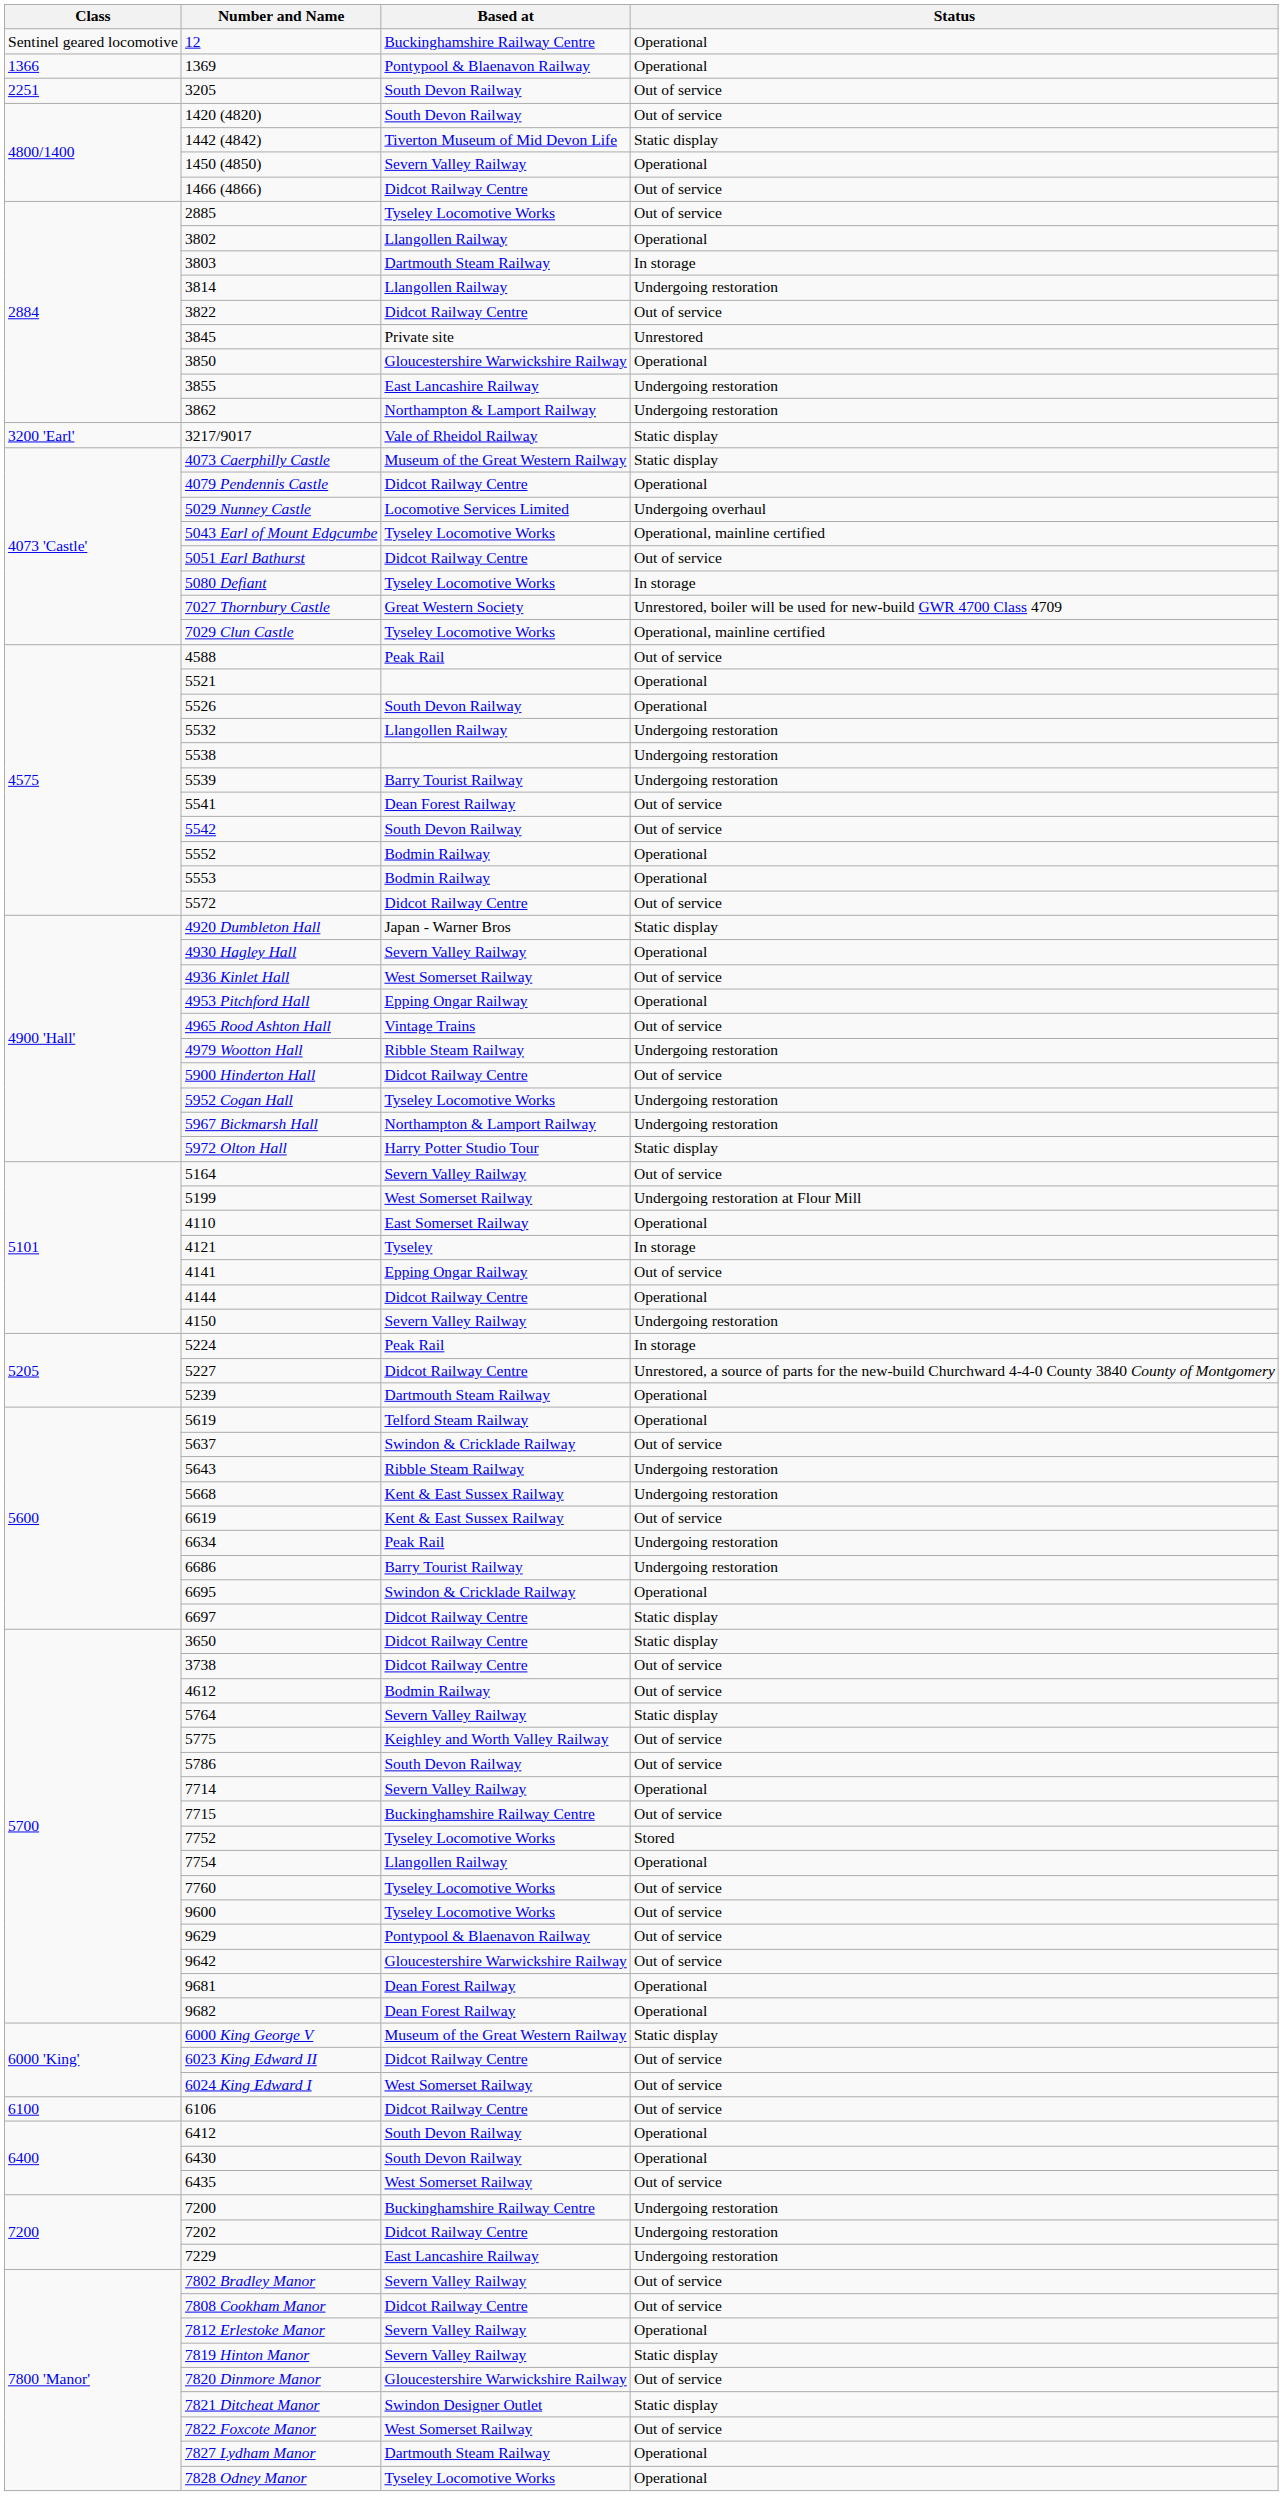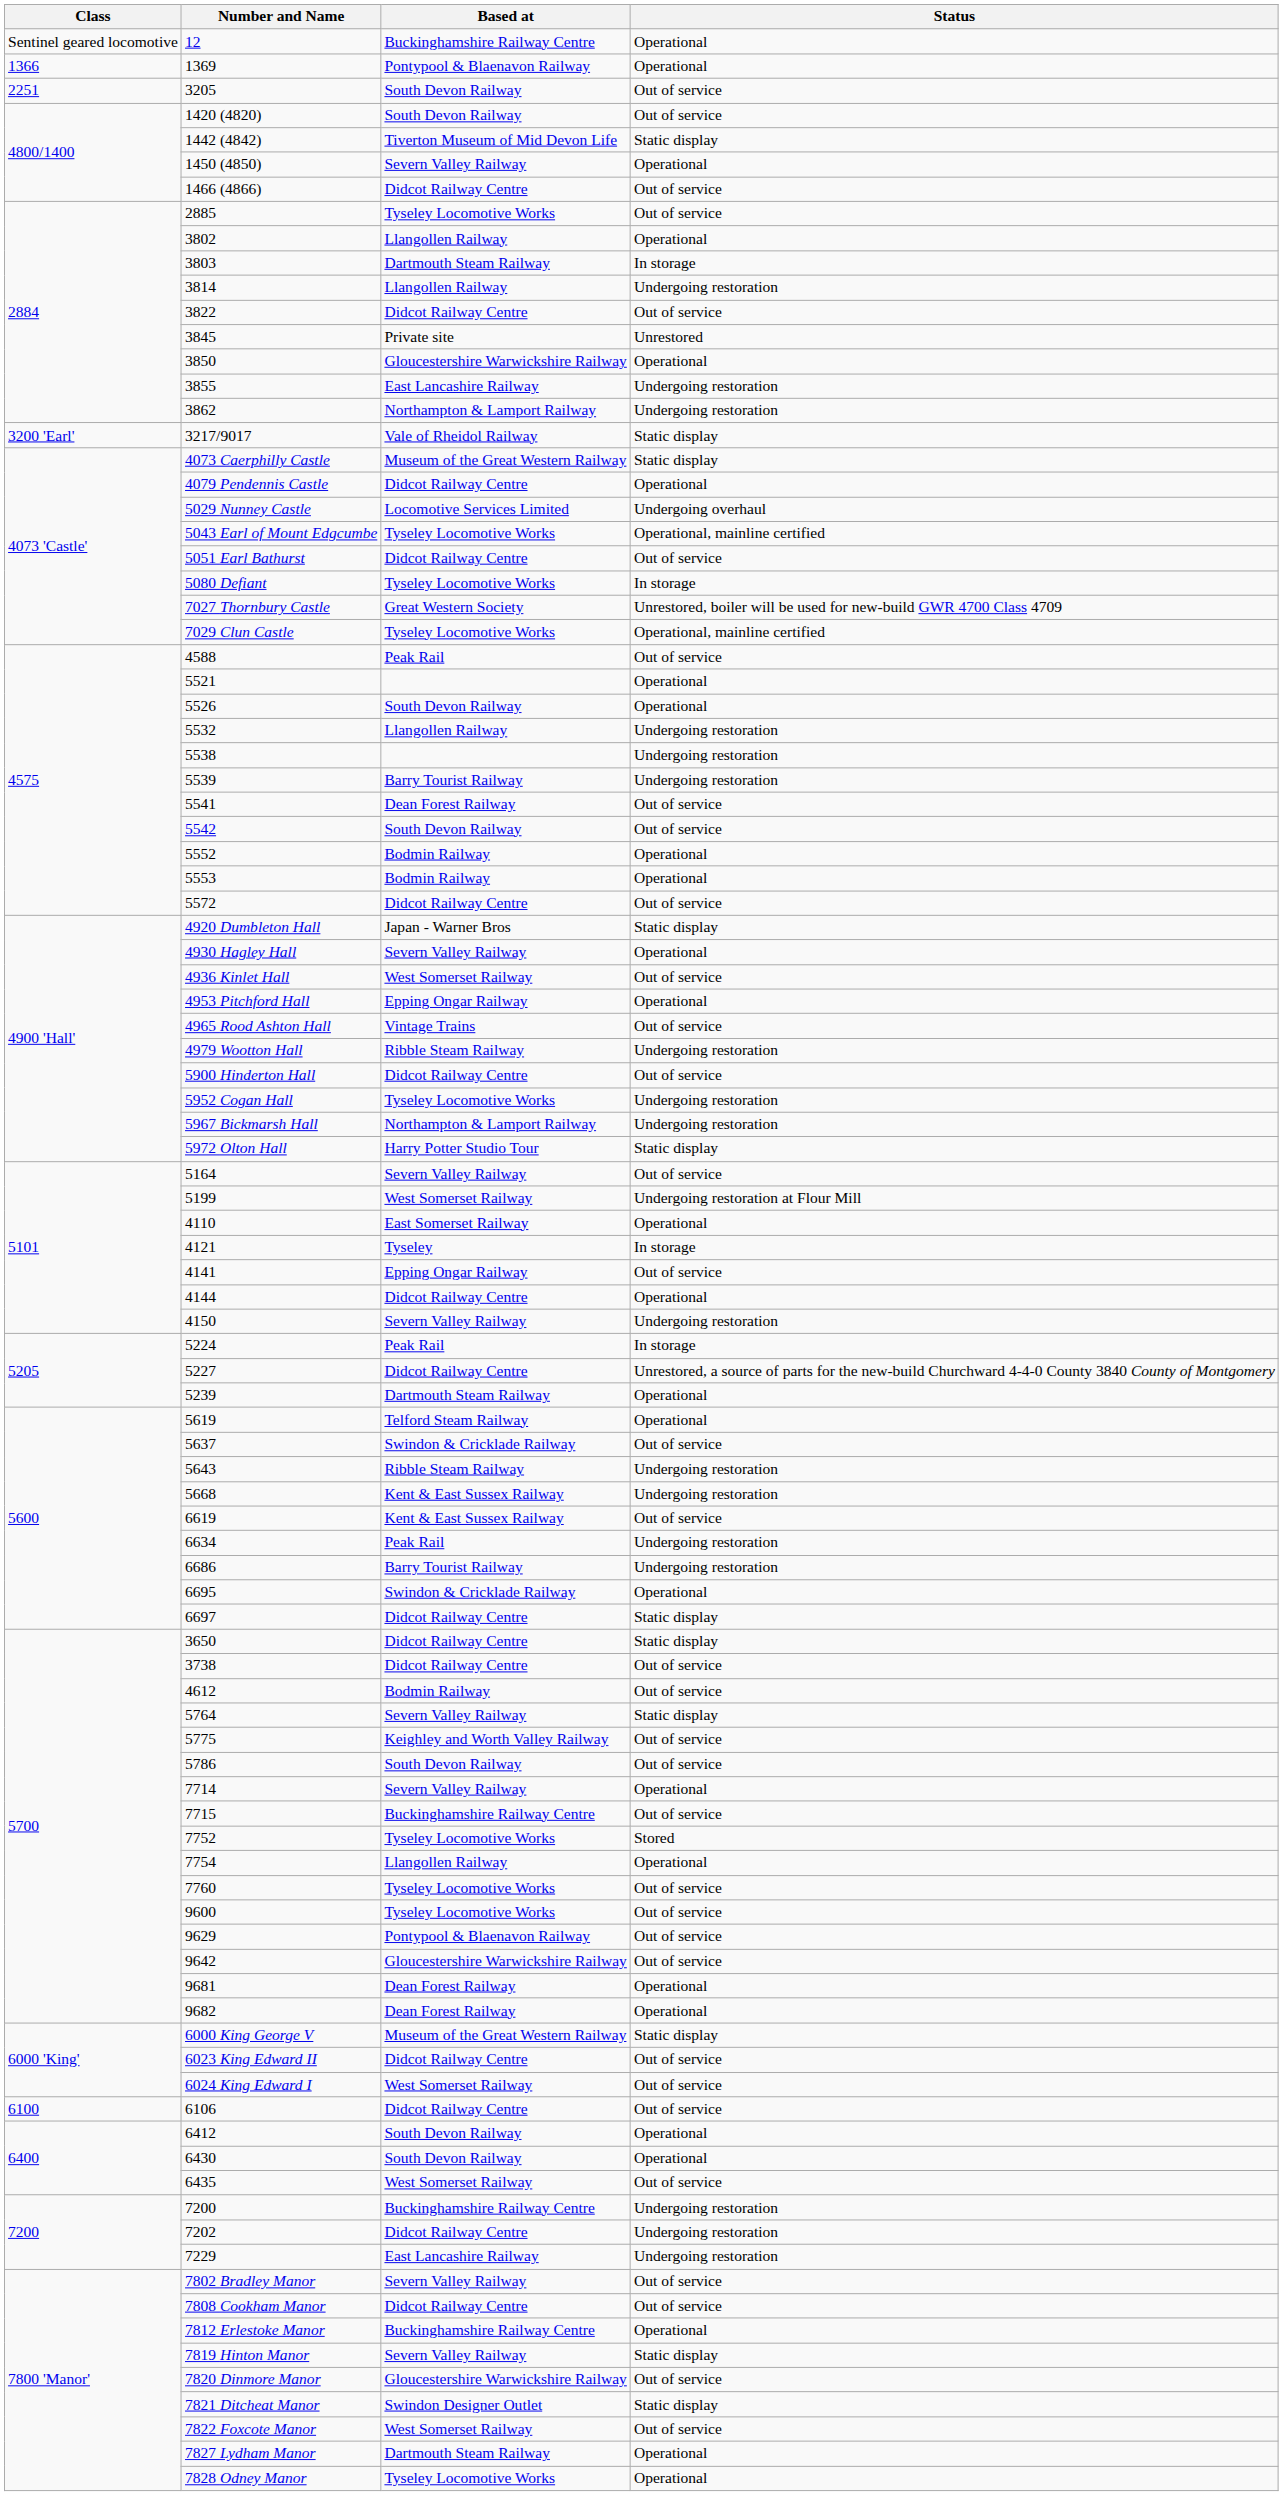(455, 2330) Severn Valley Railway -> (490, 2330) Buckinghamshire Railway Centre
